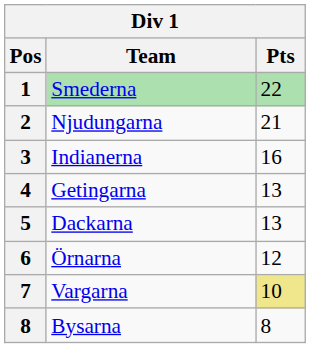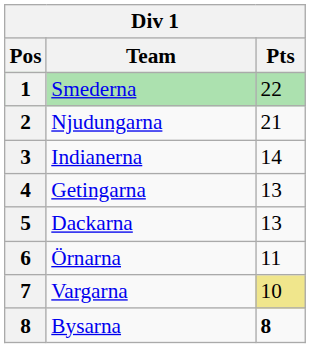(271, 156) 16 -> (271, 156) 14
(271, 257) 12 -> (271, 257) 11
(266, 325) normal -> (266, 325) bold
